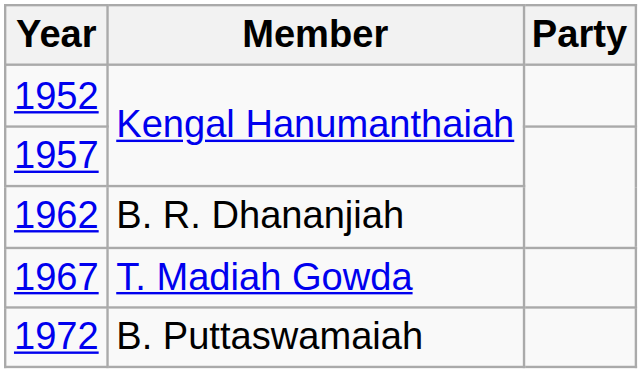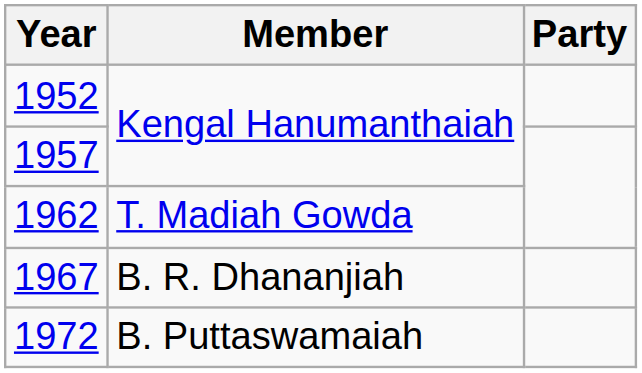(260, 215) B. R. Dhananjiah -> (264, 215) T. Madiah Gowda
(264, 276) T. Madiah Gowda -> (260, 276) B. R. Dhananjiah
